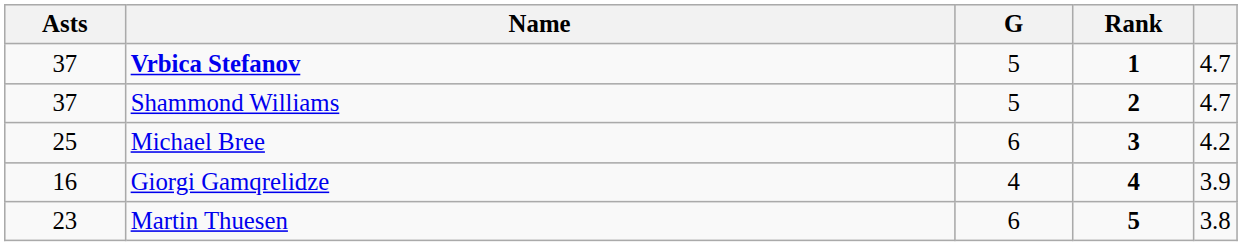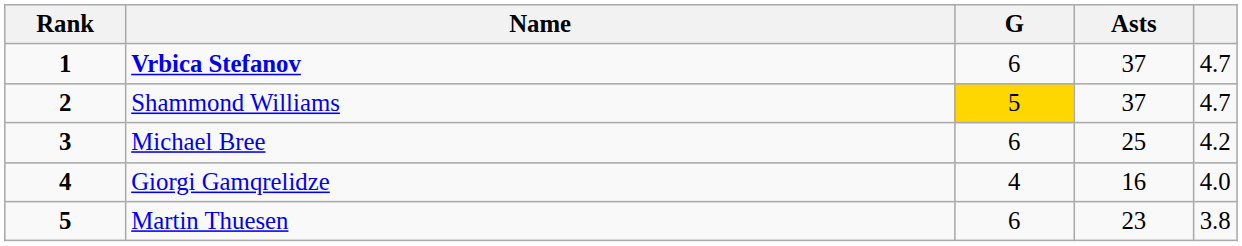columns swapped: (1134, 24) <-> (65, 24)
(1014, 63) 5 -> (1014, 63) 6
(1014, 102) no background -> (1014, 102) gold background
(1215, 181) 3.9 -> (1215, 181) 4.0
